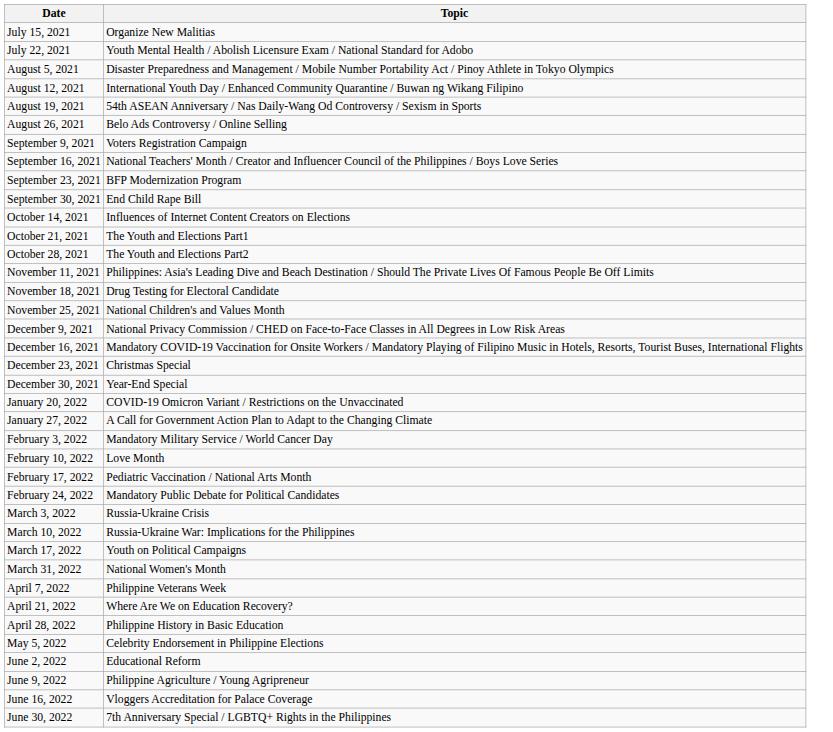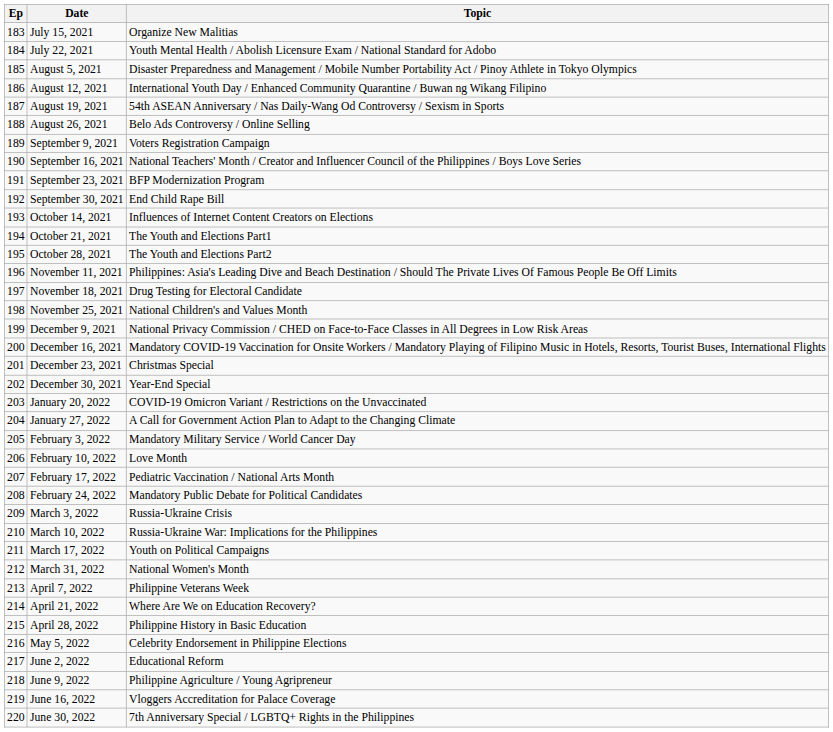+ column: (16, 13)
